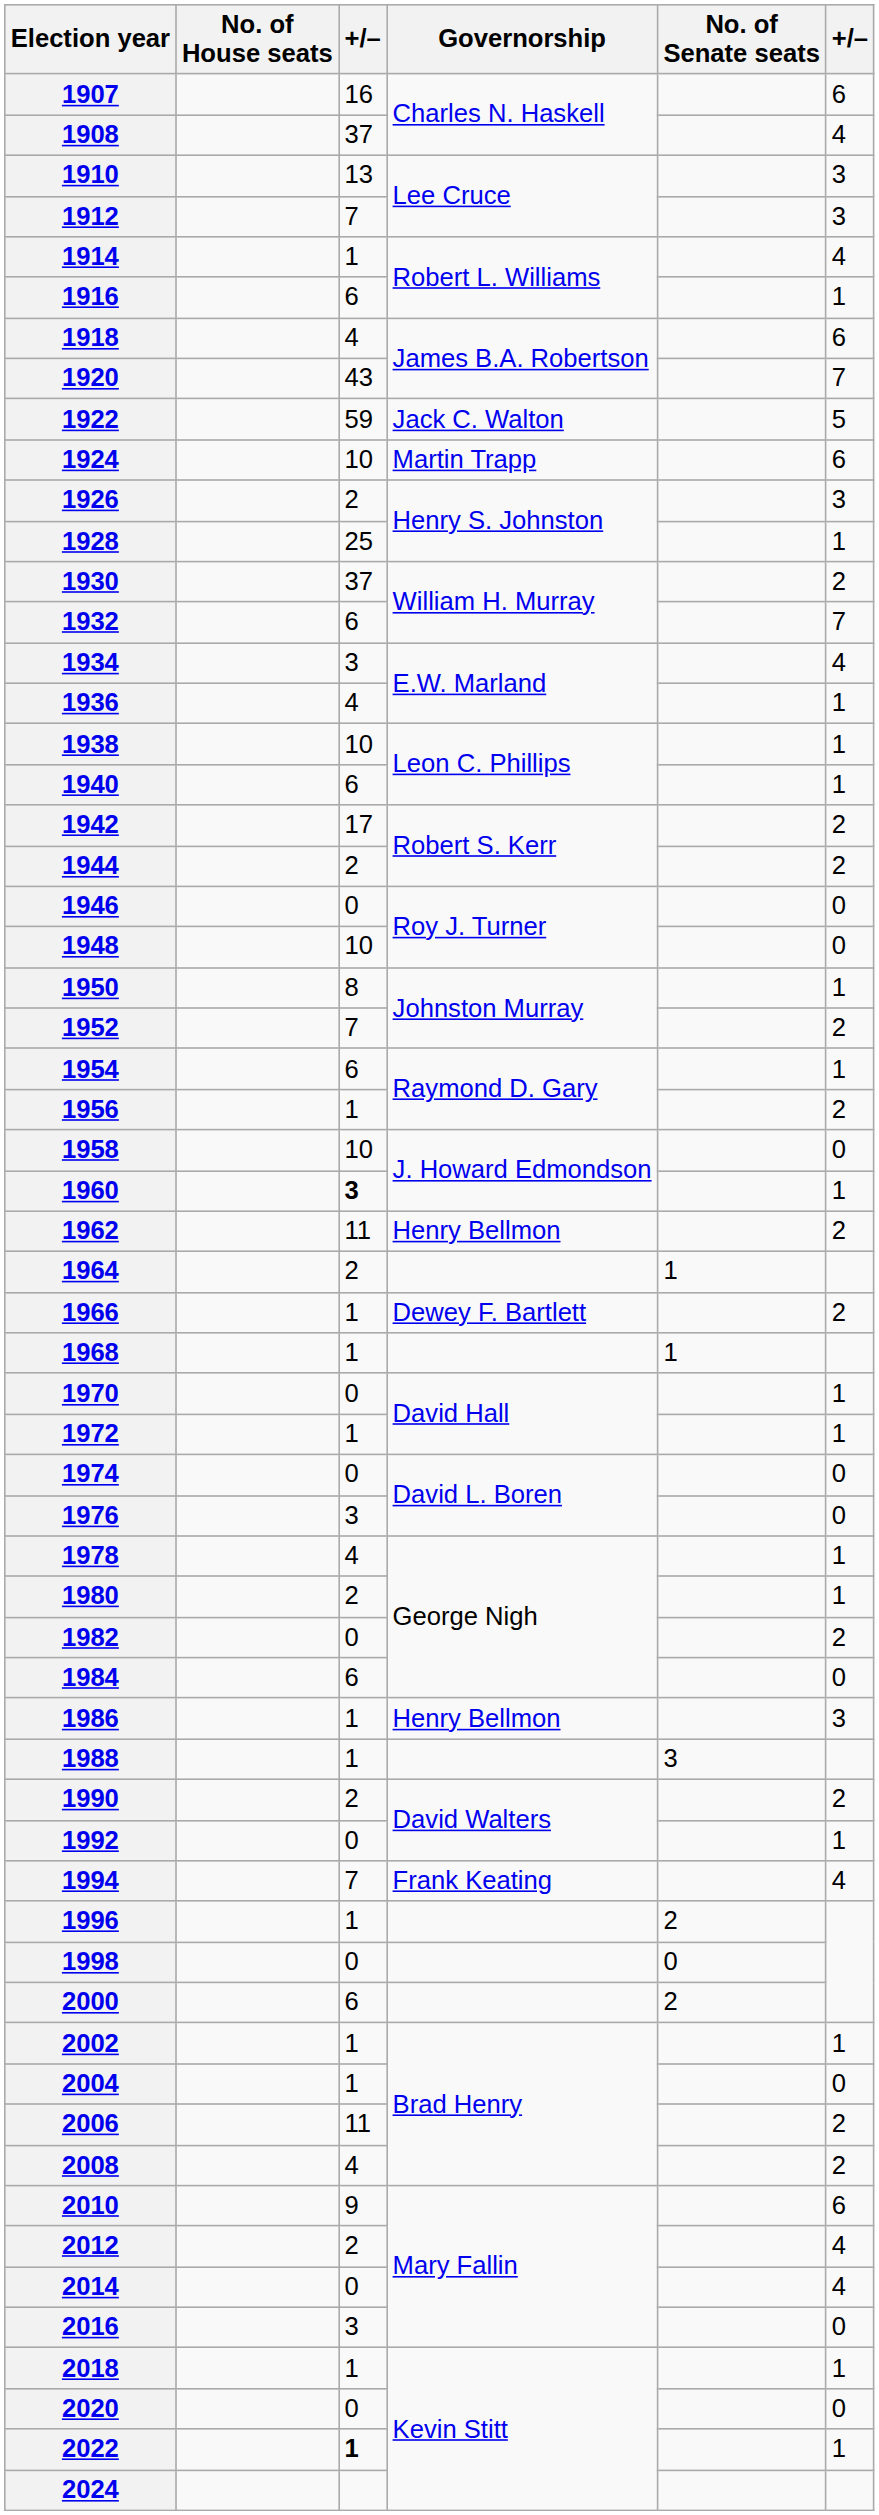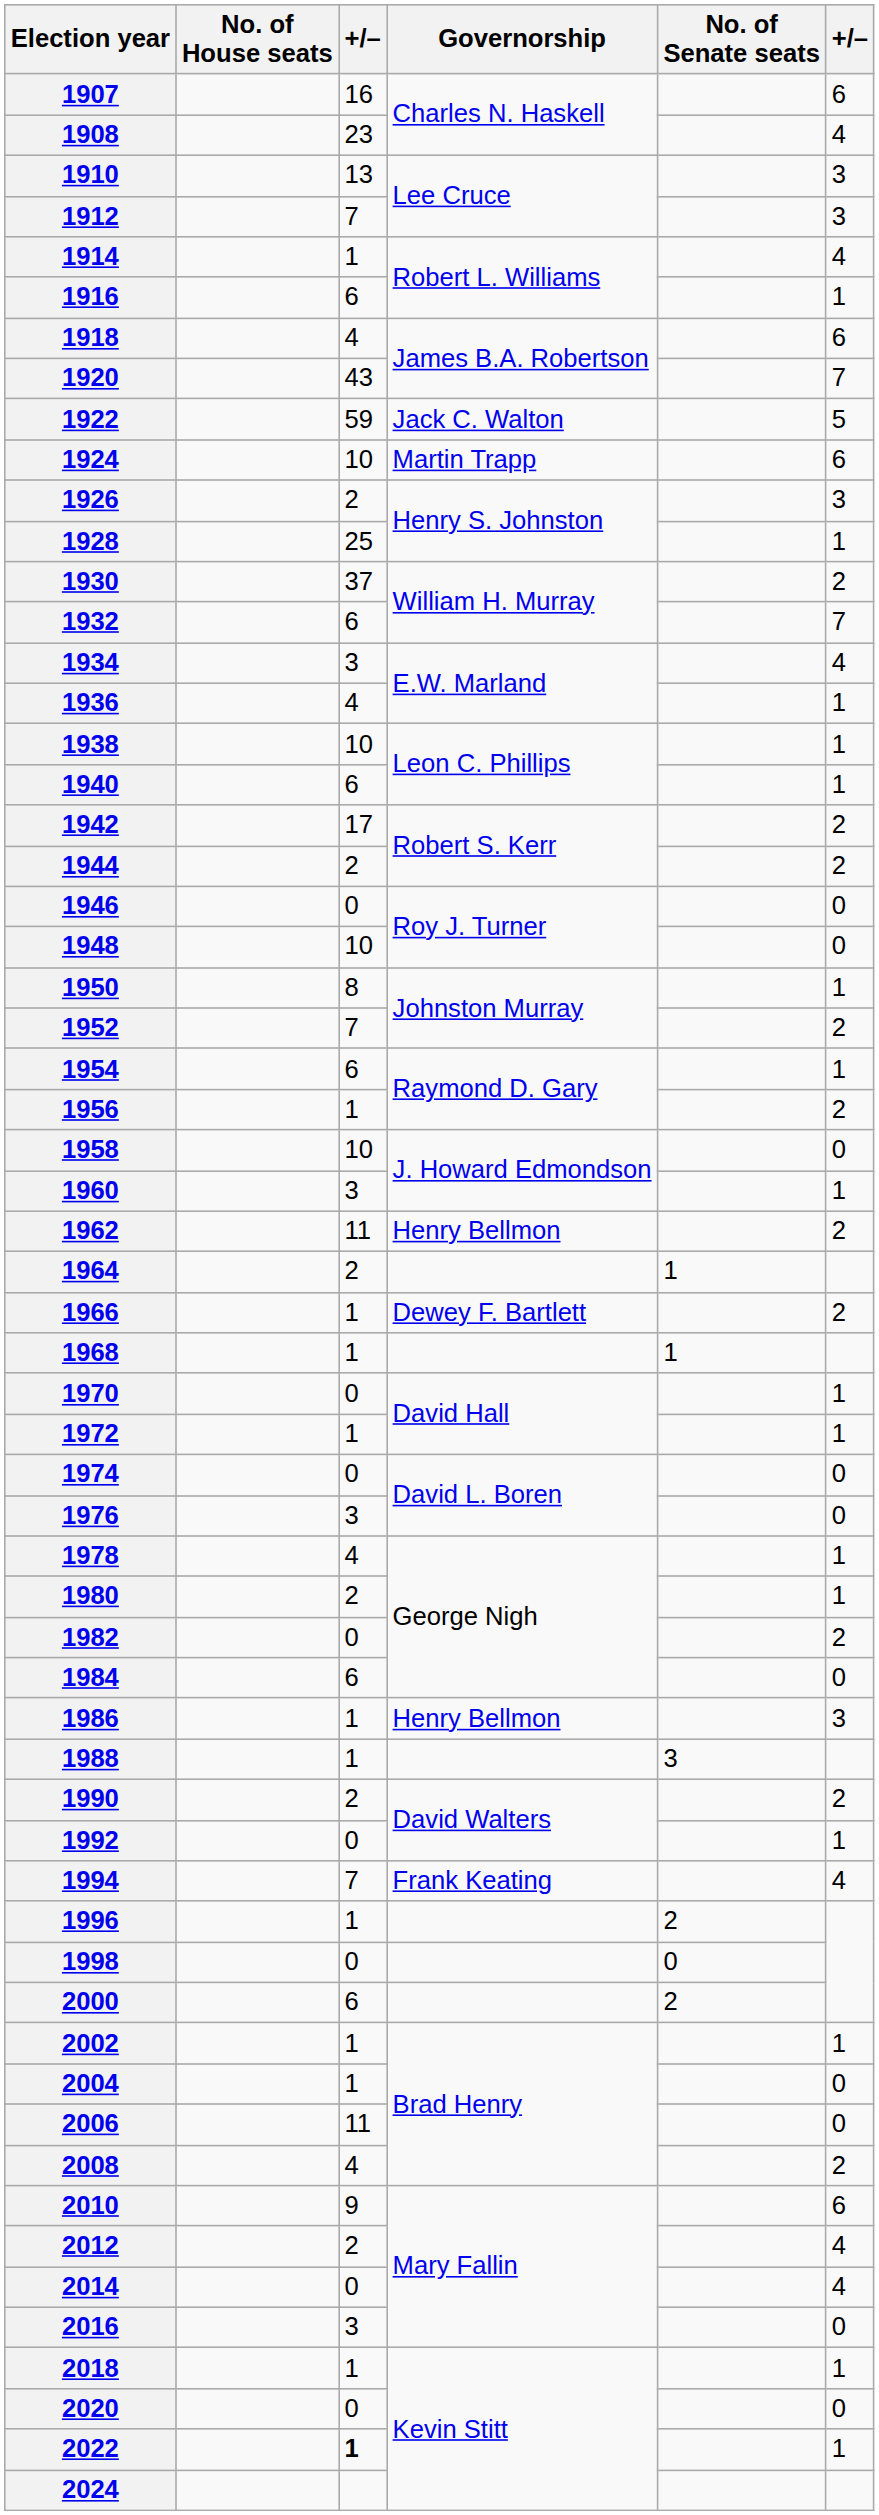(359, 134) 37 -> (359, 134) 23
(352, 1190) bold -> (352, 1190) normal
(839, 2124) 2 -> (839, 2124) 0
